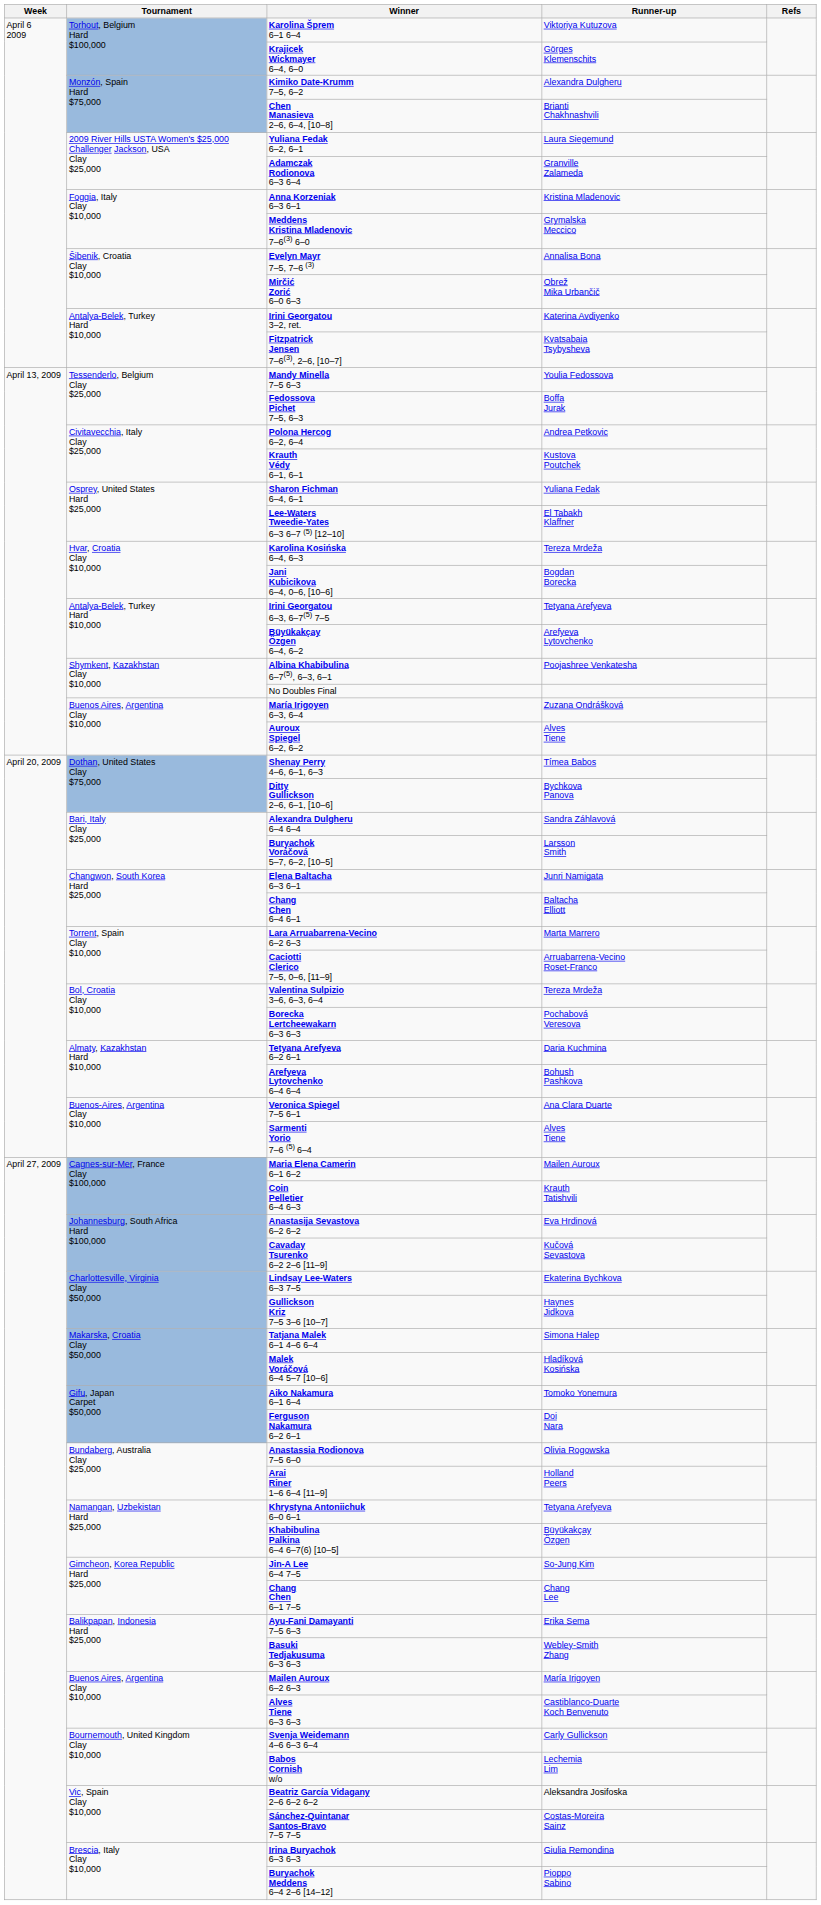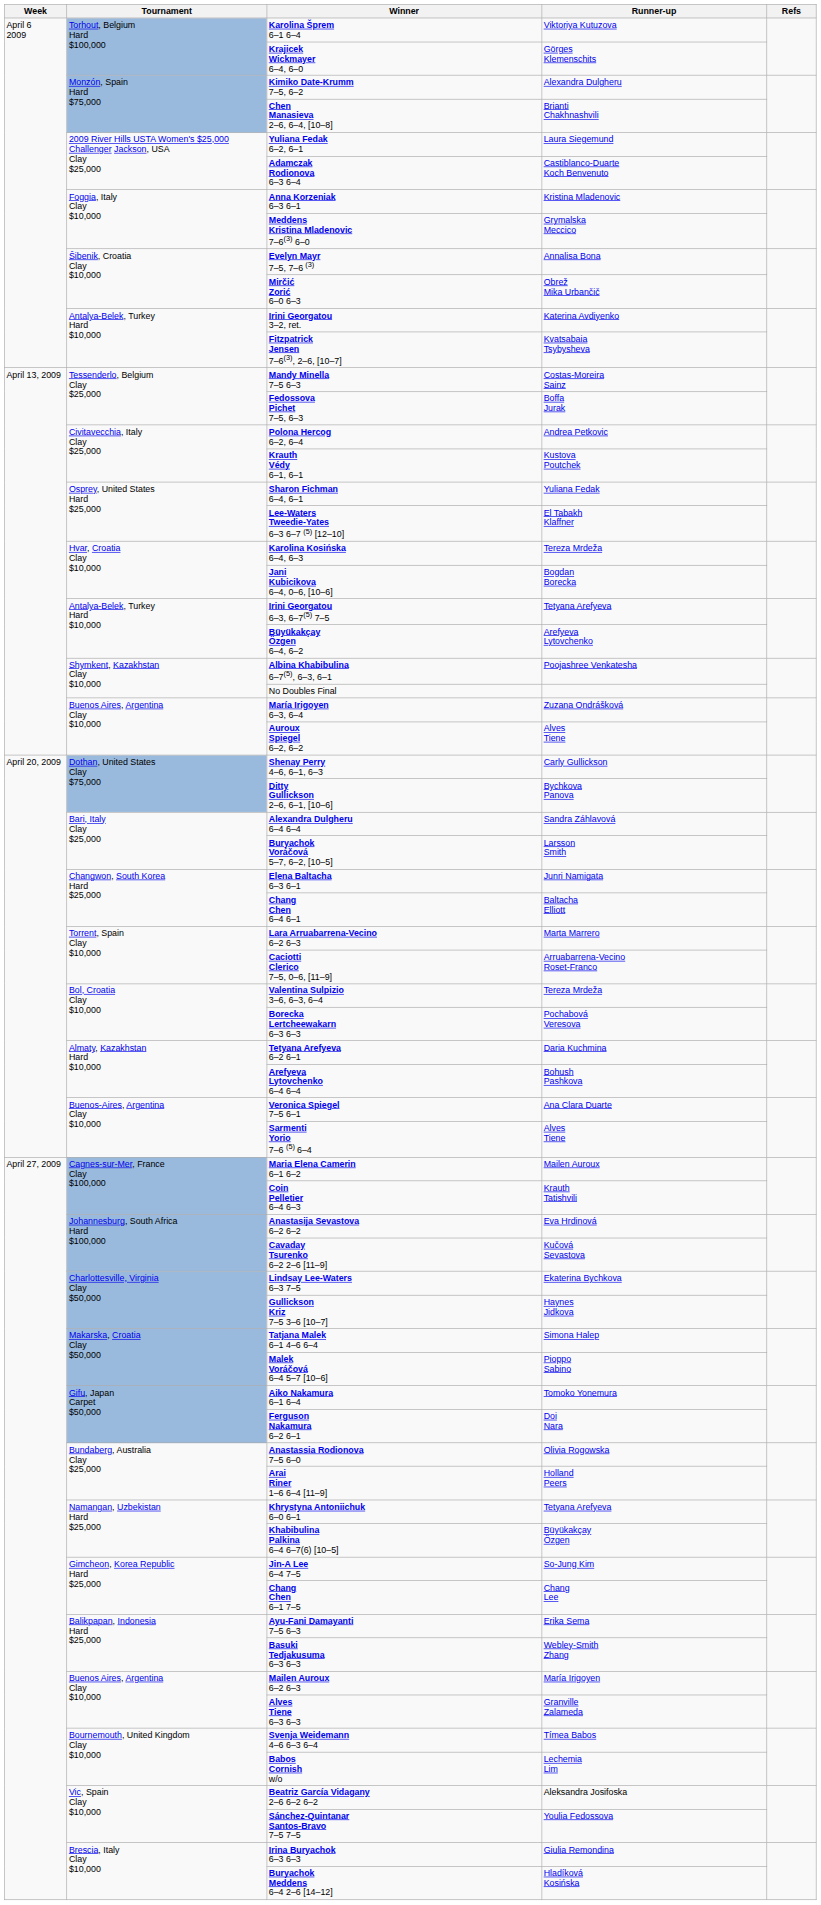(563, 168) Granville Zalameda -> (581, 168) Castiblanco-Duarte Koch Benvenuto
(578, 374) Youlia Fedossova -> (574, 379) Costas-Moreira Sainz
(570, 762) Tímea Babos -> (576, 762) Carly Gullickson
(563, 1364) Hladíková Kosińska -> (557, 1364) Pioppo Sabino
(581, 1706) Castiblanco-Duarte Koch Benvenuto -> (563, 1706) Granville Zalameda
(576, 1735) Carly Gullickson -> (570, 1735) Tímea Babos
(574, 1821) Costas-Moreira Sainz -> (578, 1816) Youlia Fedossova
(557, 1878) Pioppo Sabino -> (563, 1878) Hladíková Kosińska
